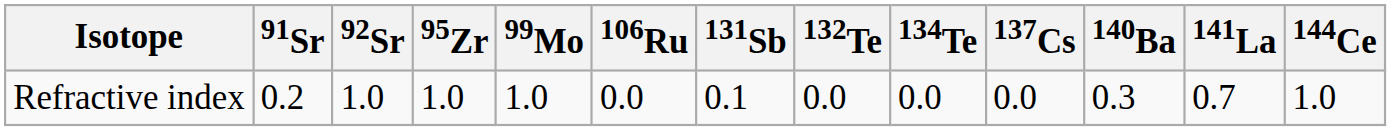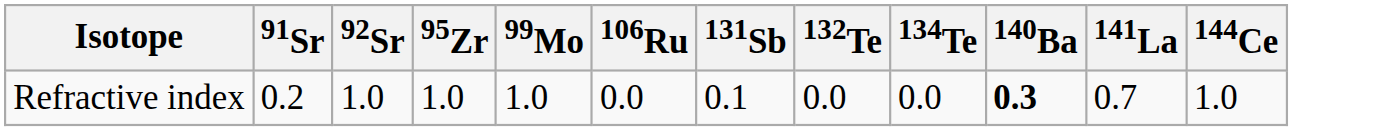- column: (1034, 36)
(1114, 96) normal -> (1015, 96) bold
